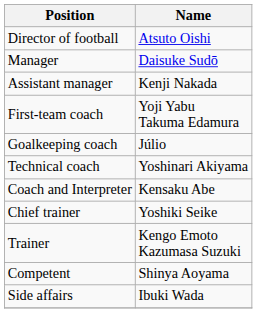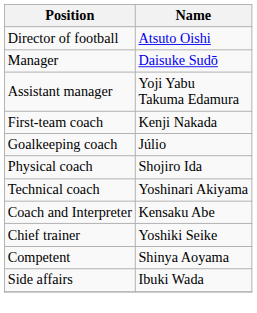(178, 83) Kenji Nakada -> (189, 91) Yoji Yabu Takuma Edamura
(189, 114) Yoji Yabu Takuma Edamura -> (178, 122) Kenji Nakada
+ row: (50, 167)
- row: (28, 243)
